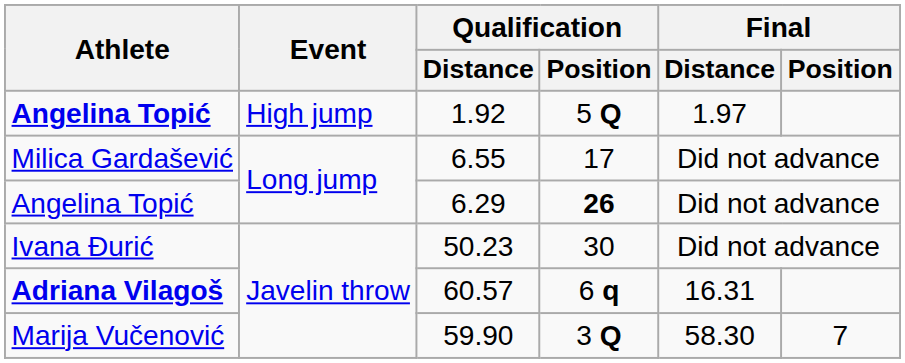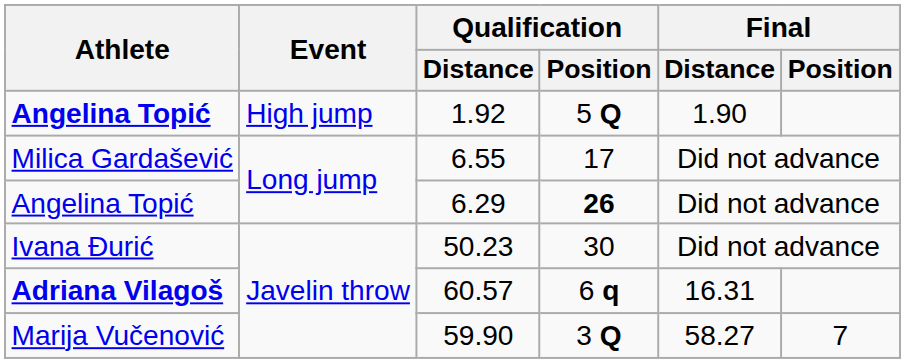(720, 114) 1.97 -> (720, 114) 1.90
(720, 336) 58.30 -> (720, 336) 58.27
